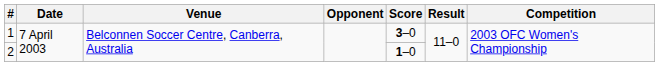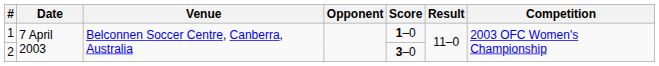(406, 33) 3–0 -> (406, 33) 1–0
(406, 52) 1–0 -> (406, 52) 3–0
